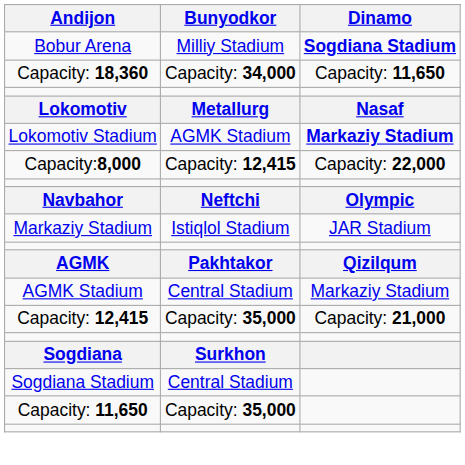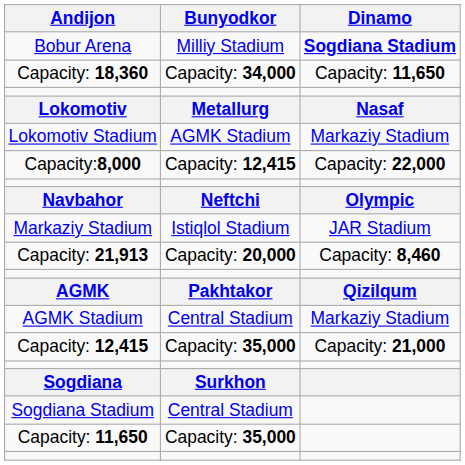(380, 137) bold -> (380, 137) normal
+ row: (83, 255)
